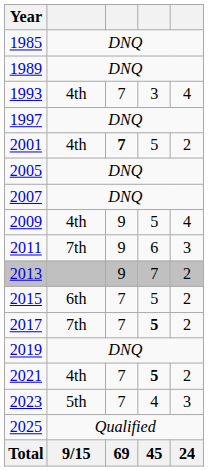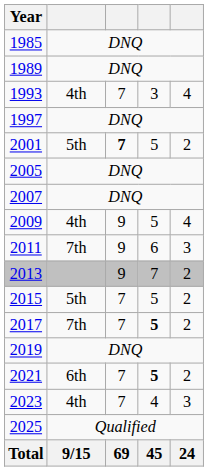(76, 145) 4th -> (76, 145) 5th
(76, 299) 6th -> (76, 299) 5th
(76, 376) 4th -> (76, 376) 6th
(76, 401) 5th -> (76, 401) 4th
